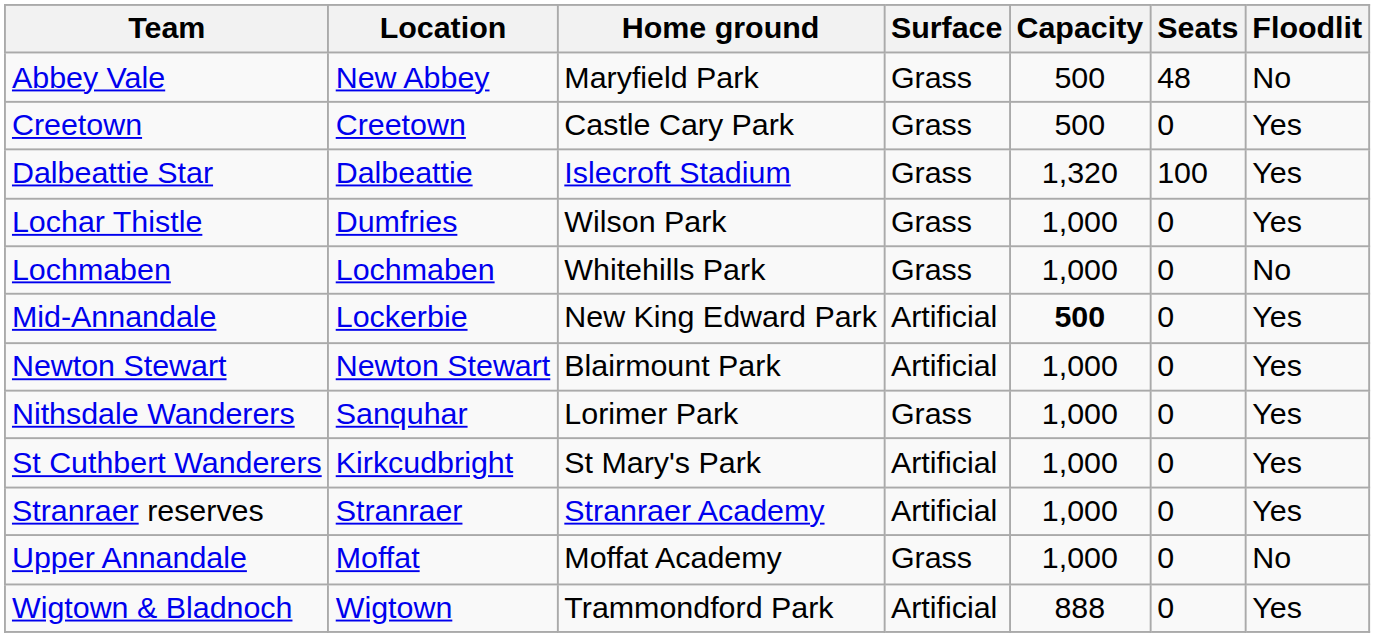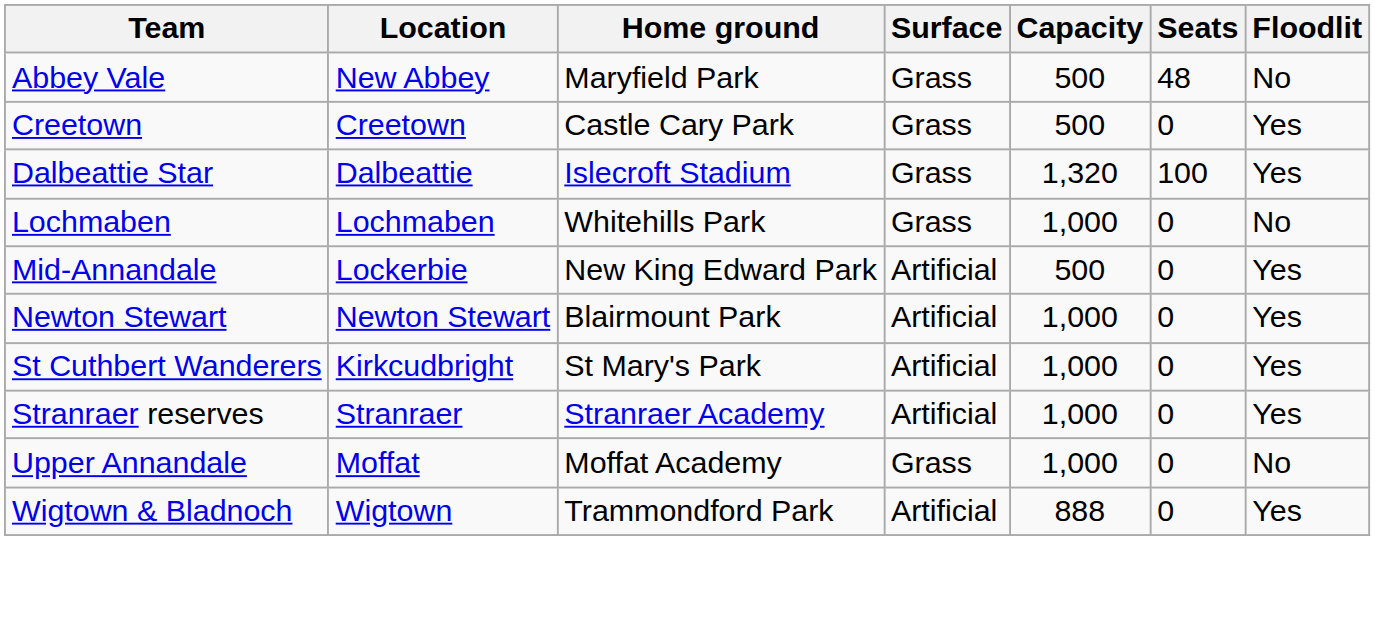- row: (107, 221)
(1080, 317) bold -> (1080, 269) normal
- row: (153, 414)
